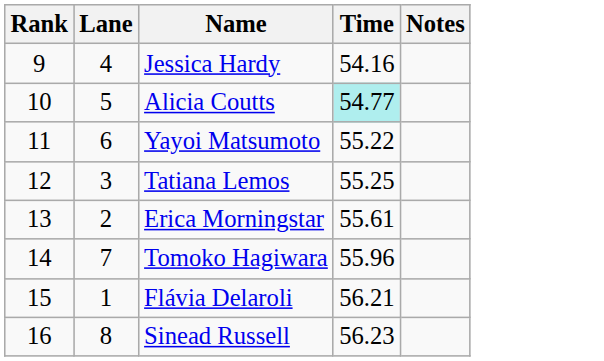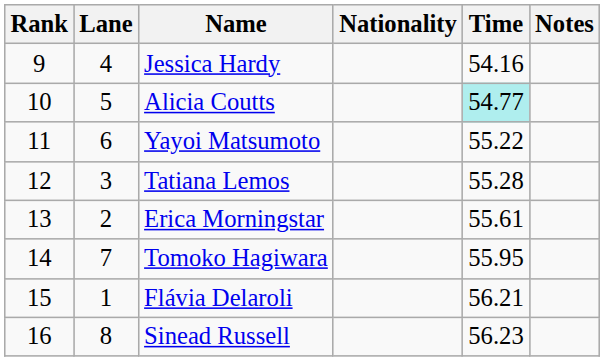+ column: (398, 24)
(367, 180) 55.25 -> (496, 180) 55.28
(367, 258) 55.96 -> (496, 258) 55.95
